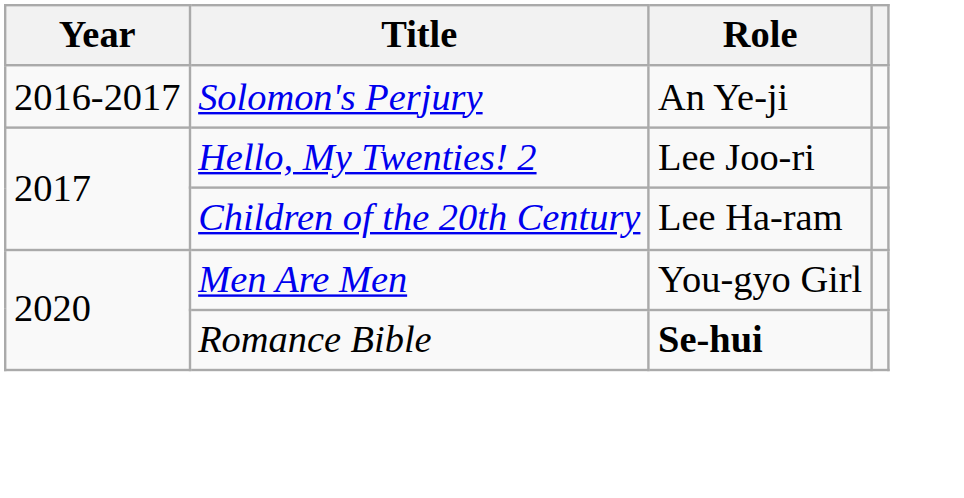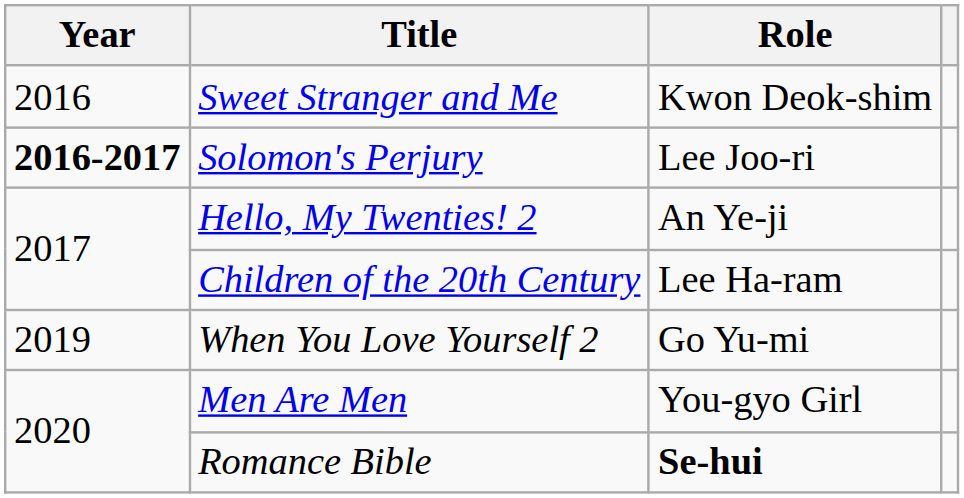+ row: (378, 95)
(97, 95) normal -> (97, 156) bold
(723, 95) An Ye-ji -> (736, 156) Lee Joo-ri
(736, 156) Lee Joo-ri -> (723, 217) An Ye-ji
+ row: (398, 339)
